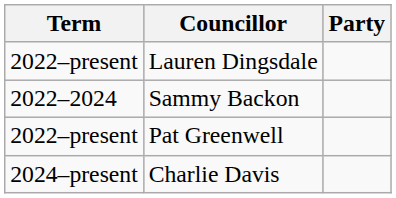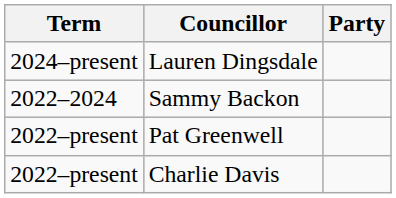(74, 60) 2022–present -> (74, 60) 2024–present
(74, 173) 2024–present -> (74, 173) 2022–present
